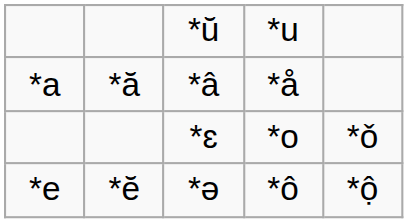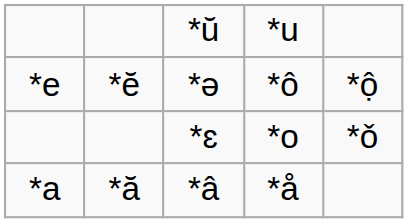rows swapped: (45, 189) <-> (45, 83)
